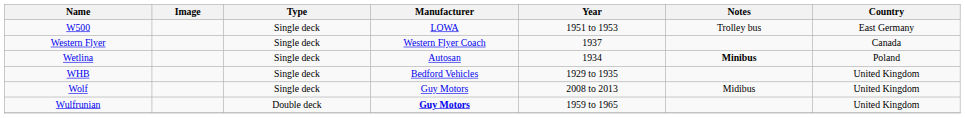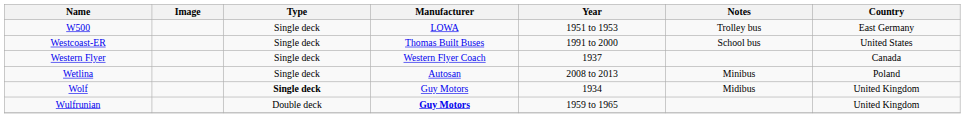+ row: (78, 43)
(592, 58) 1934 -> (592, 74) 2008 to 2013
(739, 58) bold -> (739, 74) normal
- row: (78, 74)
(297, 89) normal -> (297, 89) bold
(592, 89) 2008 to 2013 -> (592, 89) 1934
